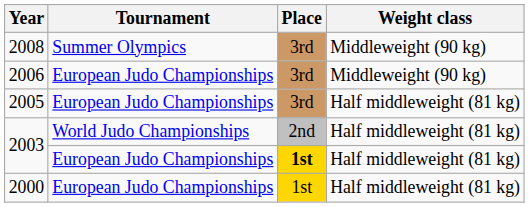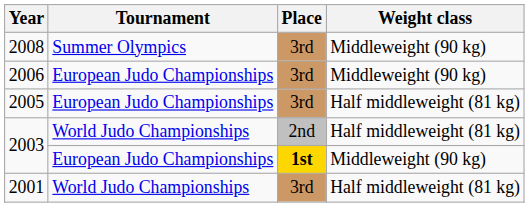(425, 159) Half middleweight (81 kg) -> (408, 159) Middleweight (90 kg)
+ row: (26, 187)
- row: (26, 187)
